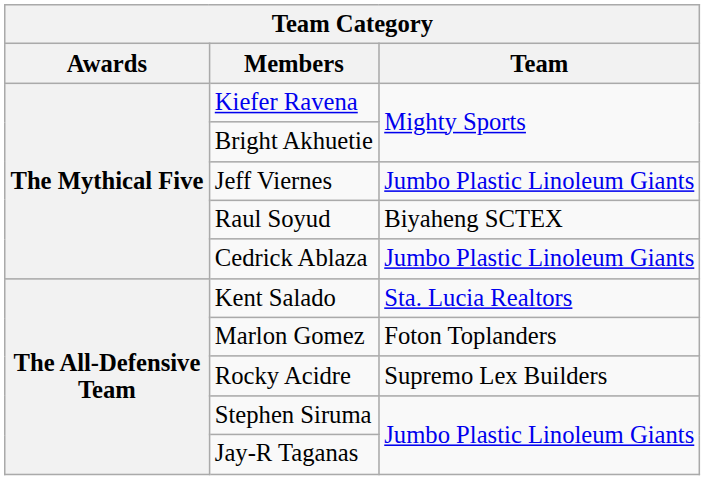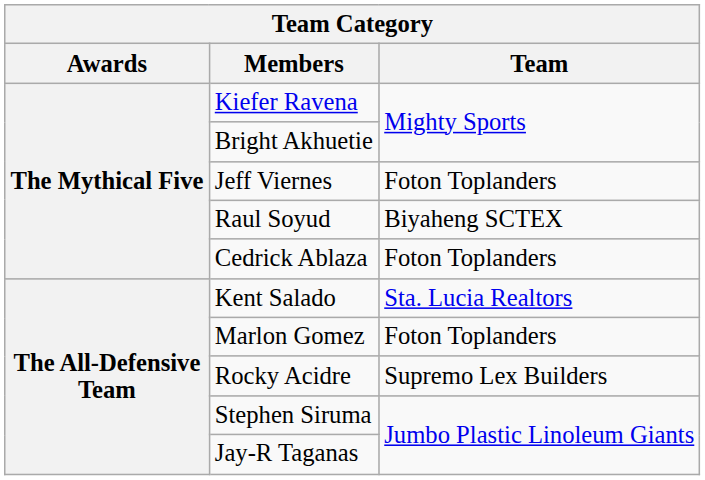(539, 180) Jumbo Plastic Linoleum Giants -> (470, 180) Foton Toplanders
(539, 258) Jumbo Plastic Linoleum Giants -> (470, 258) Foton Toplanders
